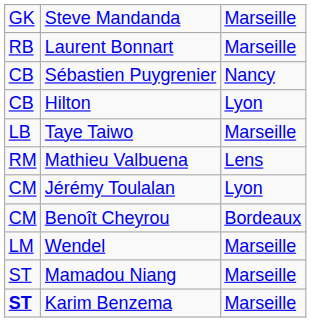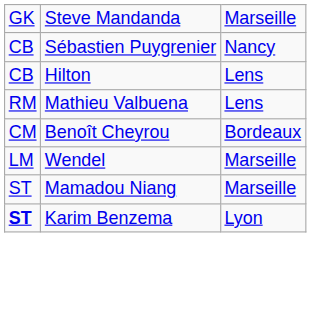- row: (109, 47)
(244, 103) Lyon -> (244, 75) Lens
- row: (89, 132)
- row: (110, 189)
(260, 302) Marseille -> (244, 217) Lyon
